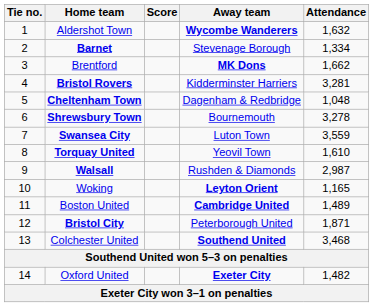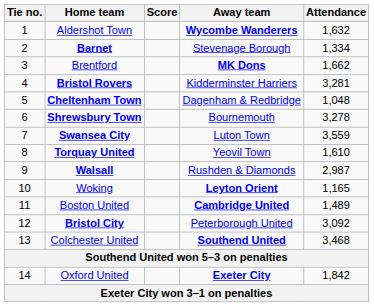(336, 223) 1,871 -> (336, 223) 3,092
(336, 275) 1,482 -> (336, 275) 1,842
